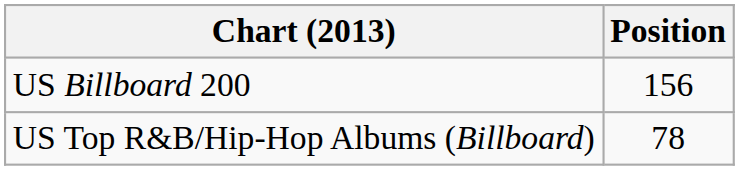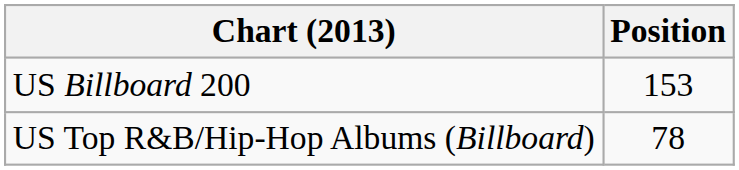(668, 84) 156 -> (668, 84) 153
